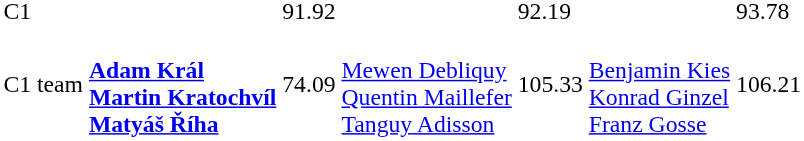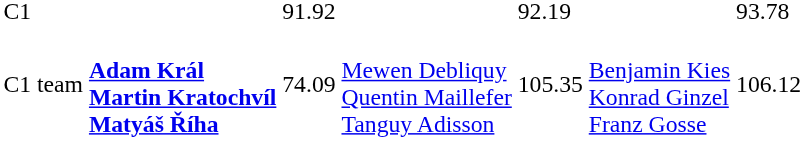(550, 84) 105.33 -> (550, 84) 105.35
(769, 84) 106.21 -> (769, 84) 106.12
